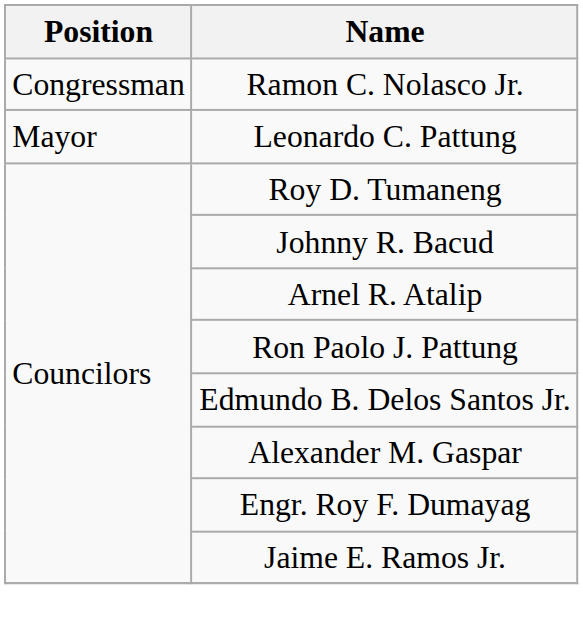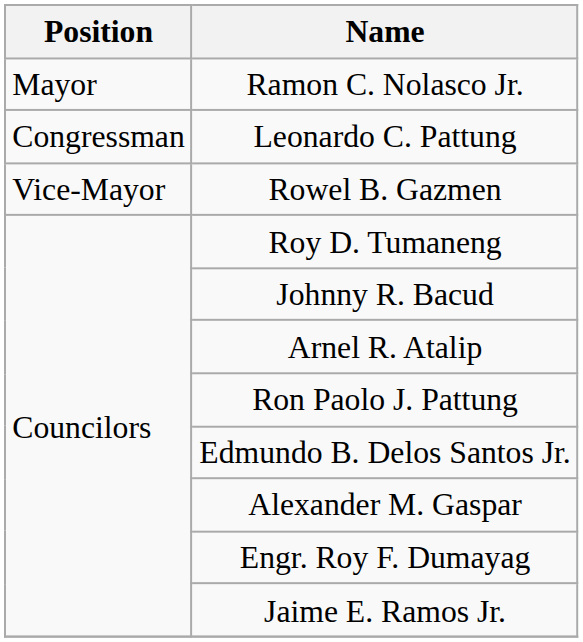(99, 84) Congressman -> (55, 84) Mayor
(55, 136) Mayor -> (99, 136) Congressman
+ row: (385, 189)
